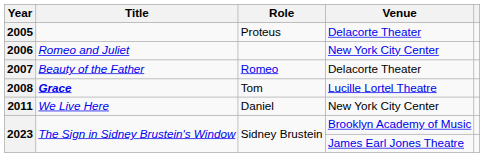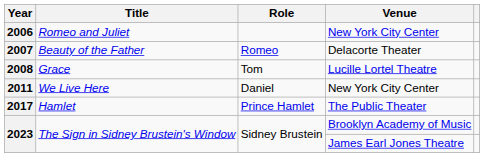- row: (20, 32)
(55, 87) bold -> (54, 69) normal
+ row: (20, 106)
